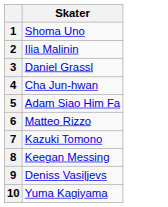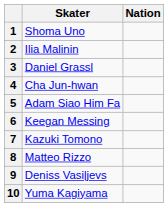+ column: (143, 13)
(58, 121) Matteo Rizzo -> (67, 121) Keegan Messing
(67, 157) Keegan Messing -> (58, 157) Matteo Rizzo
